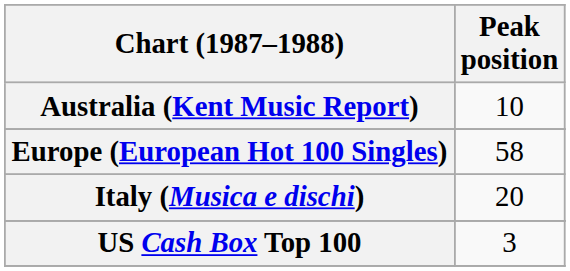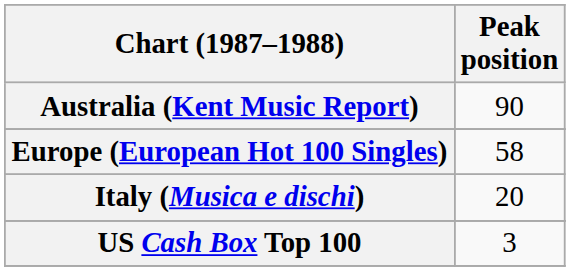(509, 105) 10 -> (509, 105) 90
